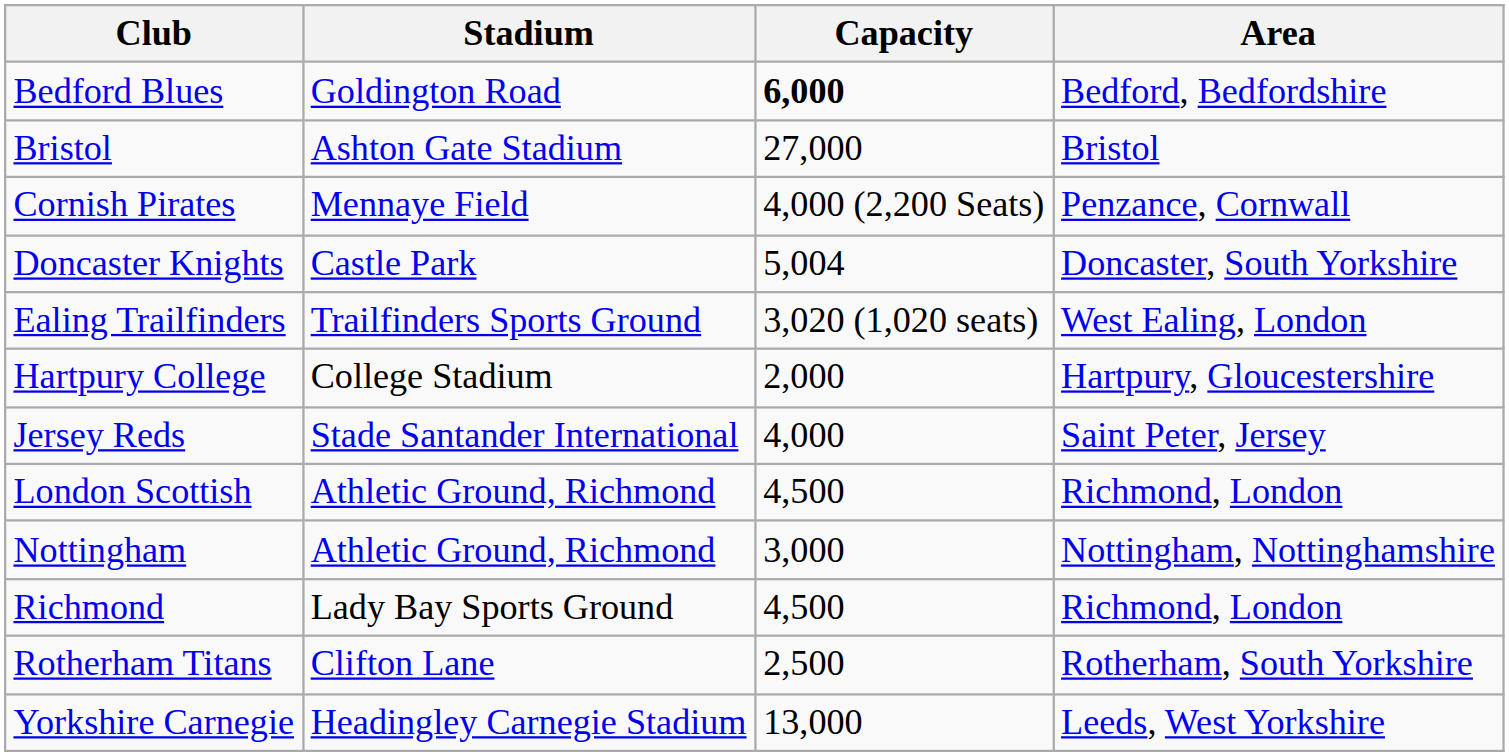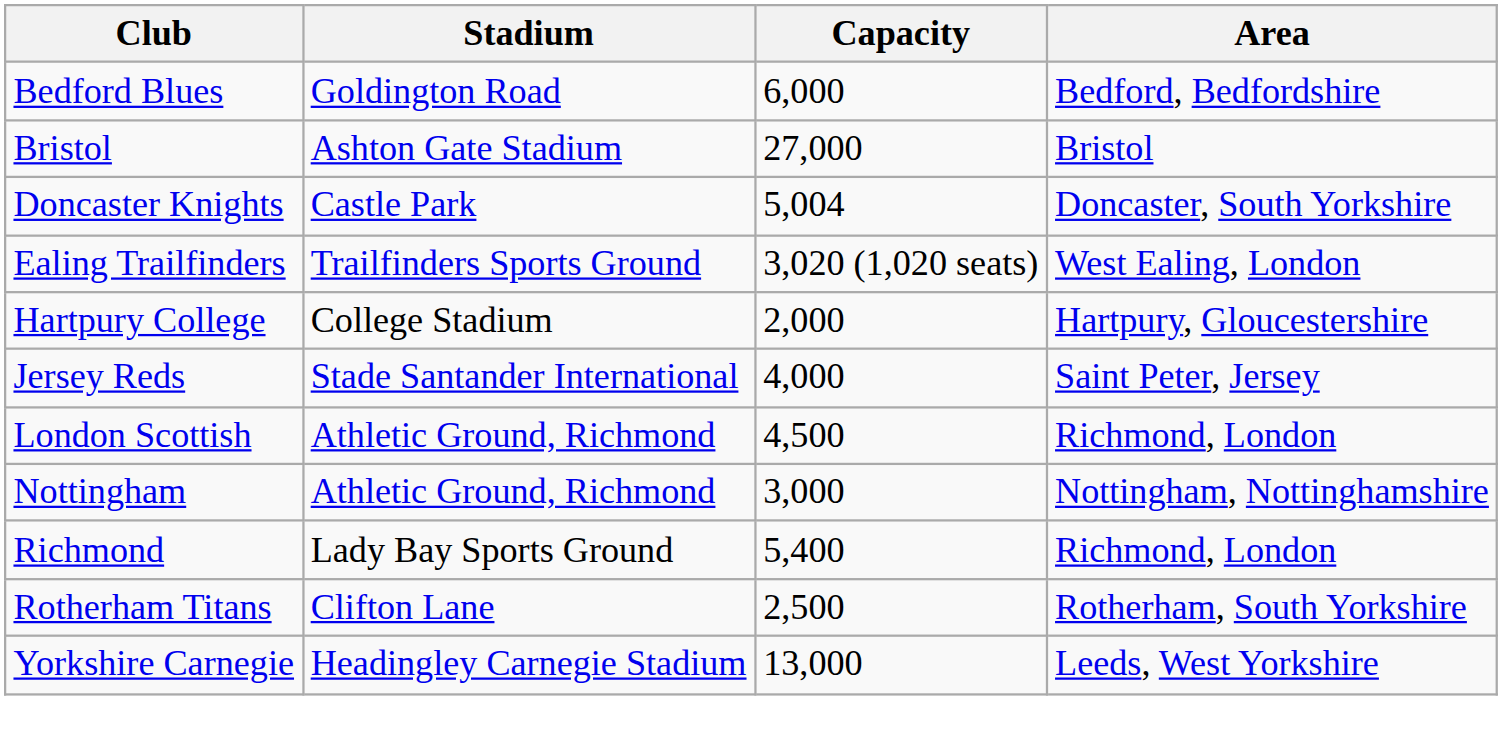(804, 90) bold -> (804, 90) normal
- row: (124, 205)
(804, 606) 4,500 -> (804, 549) 5,400
